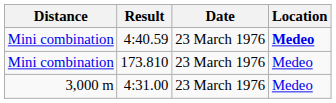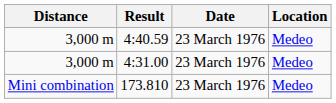(61, 39) Mini combination -> (90, 39) 3,000 m
(293, 39) bold -> (292, 39) normal
rows swapped: (146, 86) <-> (144, 62)
